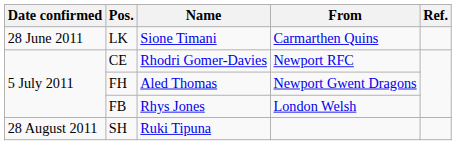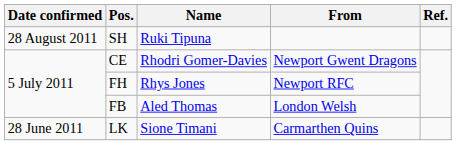rows swapped: (118, 38) <-> (118, 128)
(314, 60) Newport RFC -> (345, 60) Newport Gwent Dragons
(179, 83) Aled Thomas -> (173, 83) Rhys Jones
(345, 83) Newport Gwent Dragons -> (314, 83) Newport RFC
(173, 106) Rhys Jones -> (179, 106) Aled Thomas
